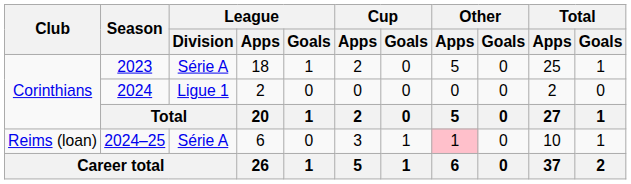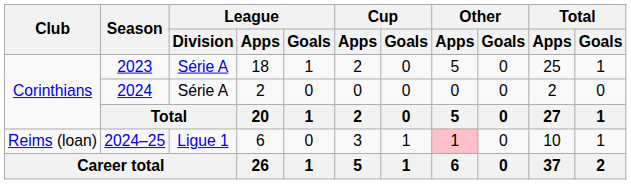(203, 91) Ligue 1 -> (203, 91) Série A
(203, 141) Série A -> (203, 141) Ligue 1
